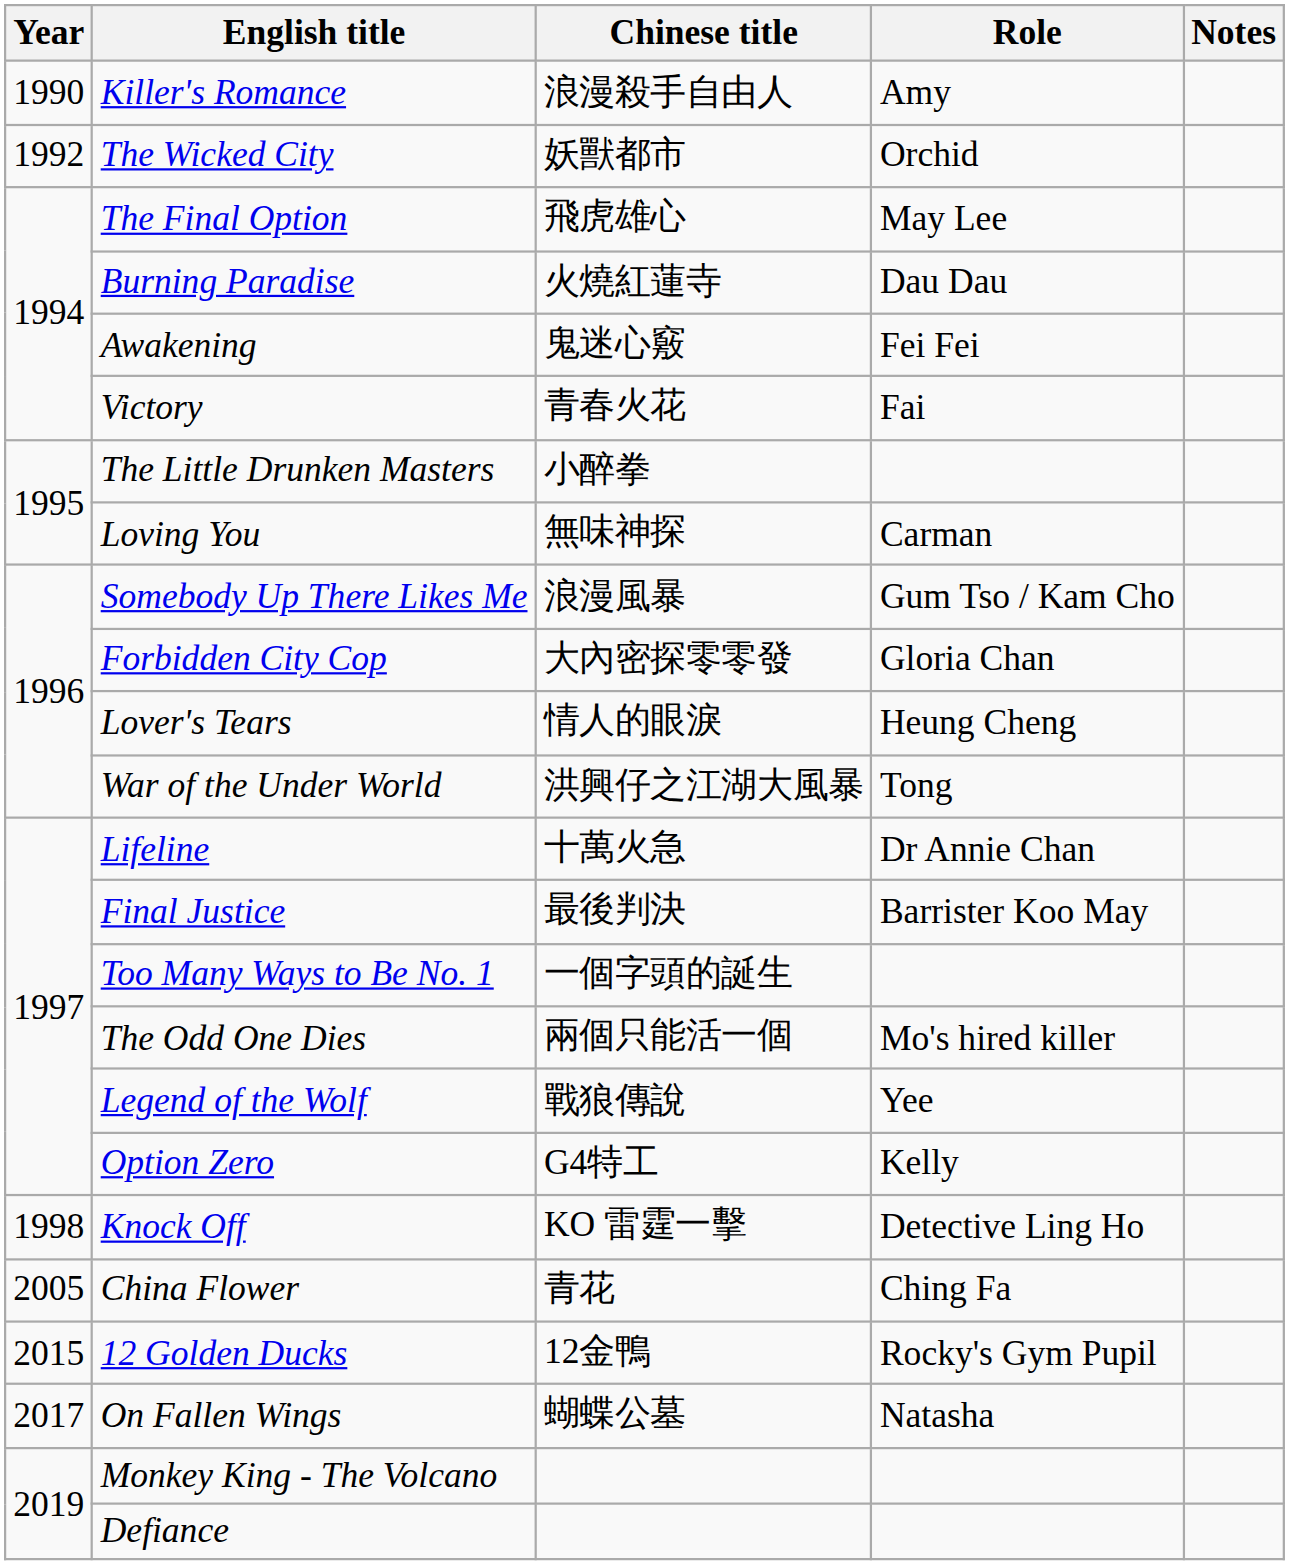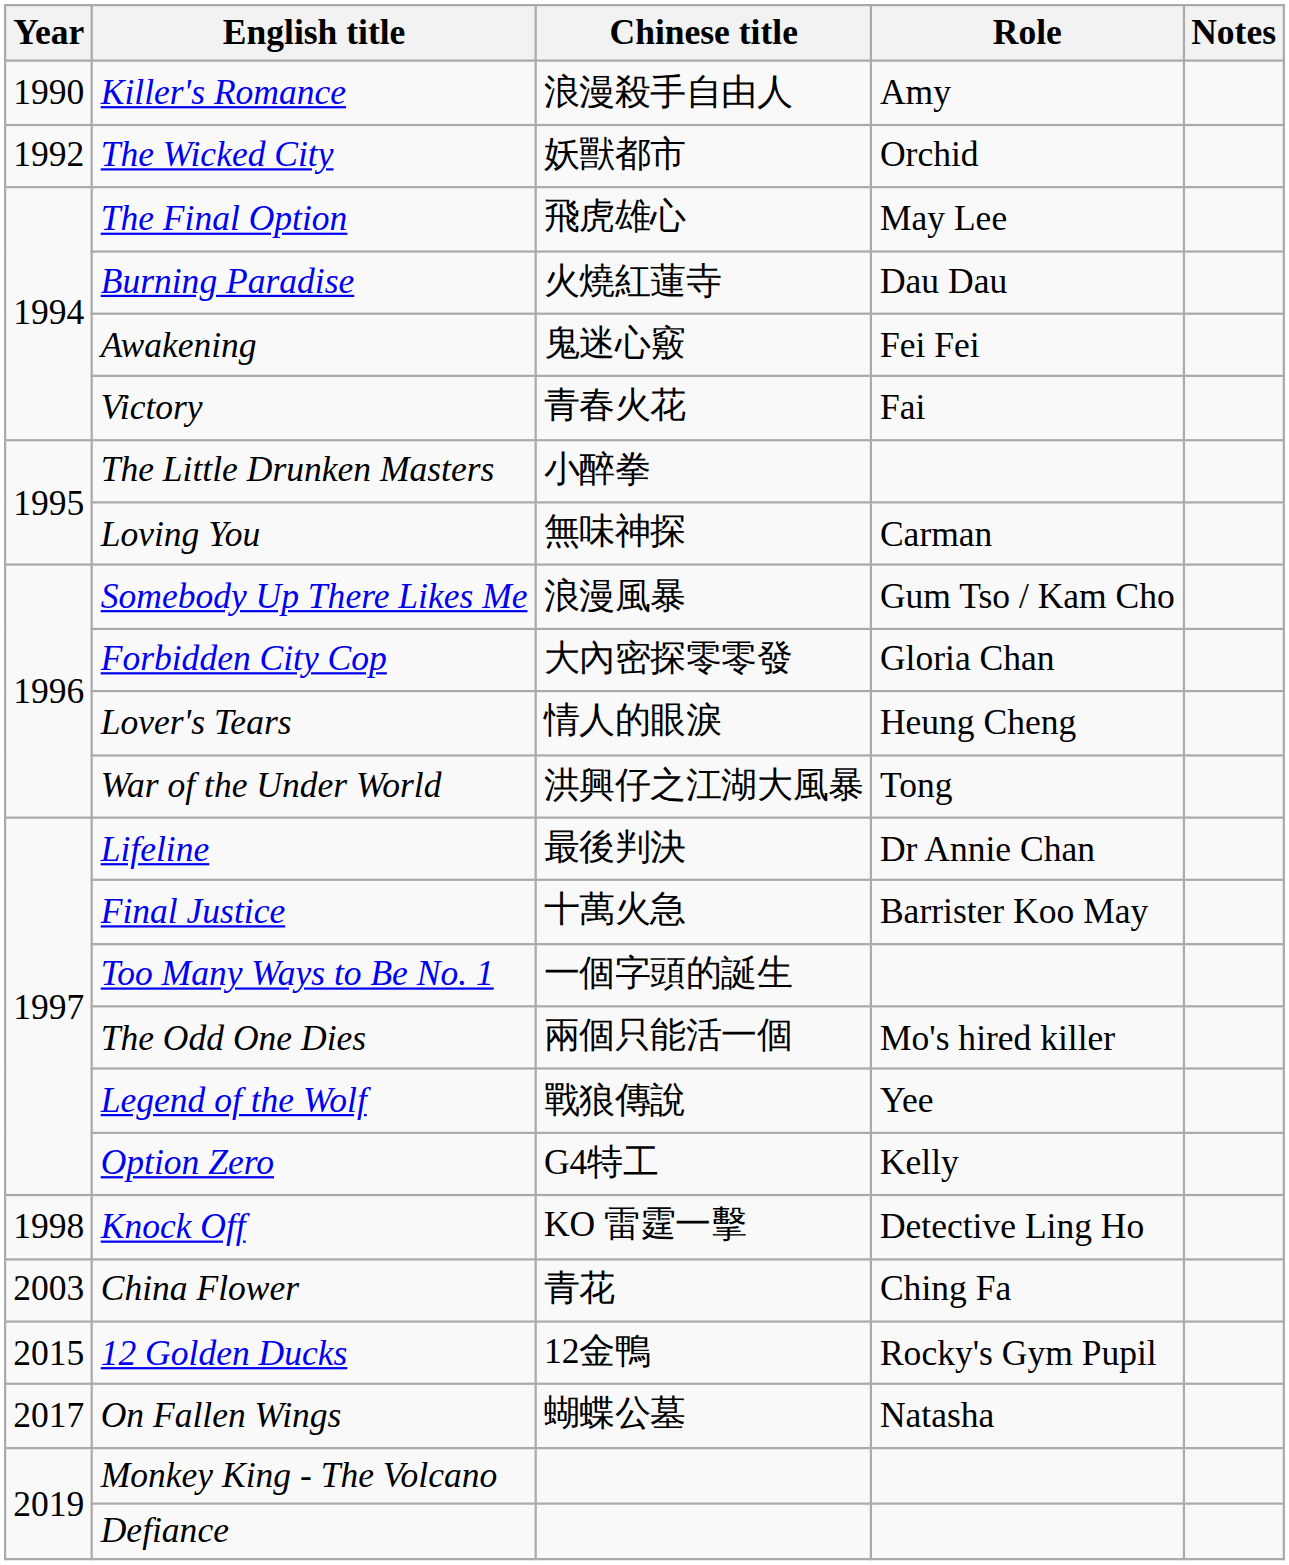(615, 847) 十萬火急 -> (615, 847) 最後判決
(615, 910) 最後判決 -> (615, 910) 十萬火急
(49, 1289) 2005 -> (49, 1289) 2003
